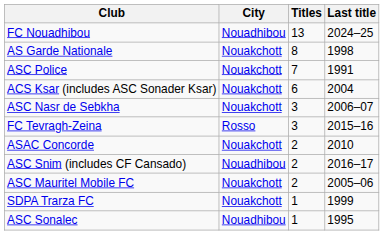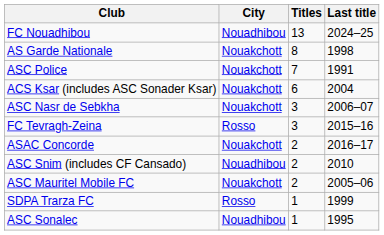(340, 145) 2010 -> (350, 145) 2016–17
(350, 164) 2016–17 -> (340, 164) 2010
(252, 201) Nouakchott -> (239, 201) Rosso
